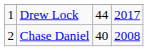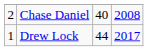rows swapped: (49, 14) <-> (55, 35)
